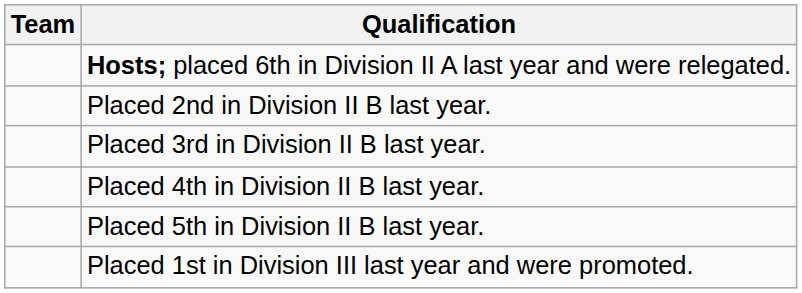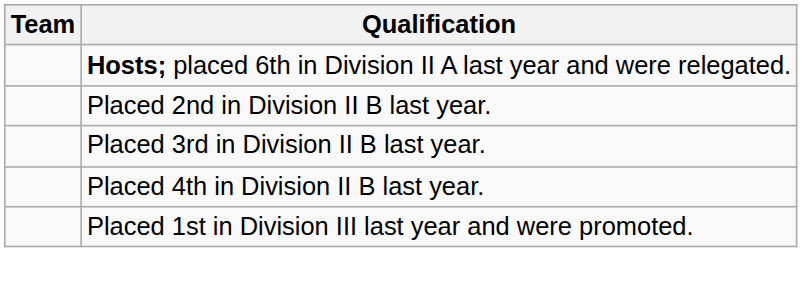- row: (286, 226)
